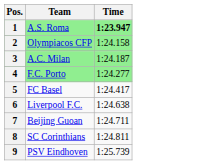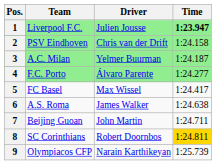+ column: (134, 12)
(48, 27) A.S. Roma -> (55, 27) Liverpool F.C.
(60, 43) Olympiacos CFP -> (57, 43) PSV Eindhoven
(55, 105) Liverpool F.C. -> (48, 105) A.S. Roma
(113, 136) no background -> (192, 136) gold background
(57, 152) PSV Eindhoven -> (60, 152) Olympiacos CFP
